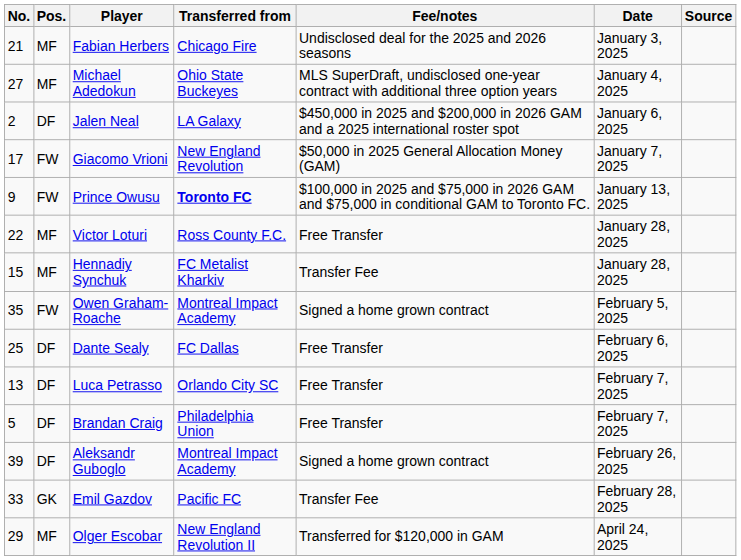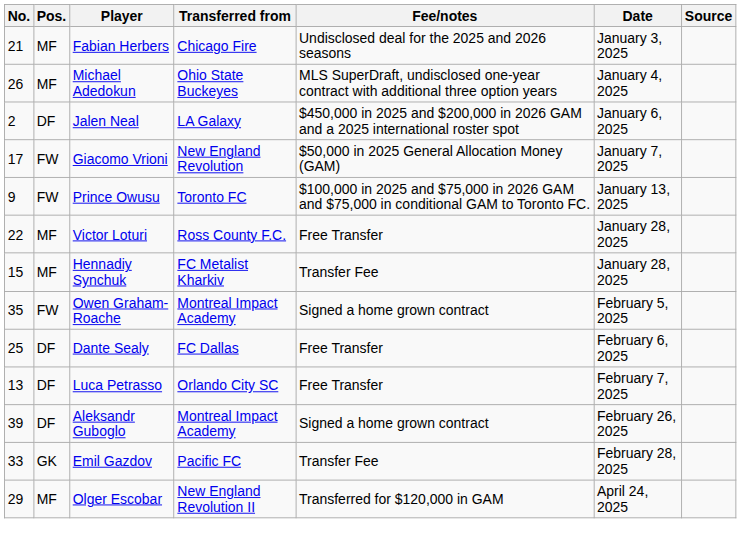(15, 83) 27 -> (15, 83) 26
(214, 197) bold -> (212, 197) normal
- row: (118, 423)
